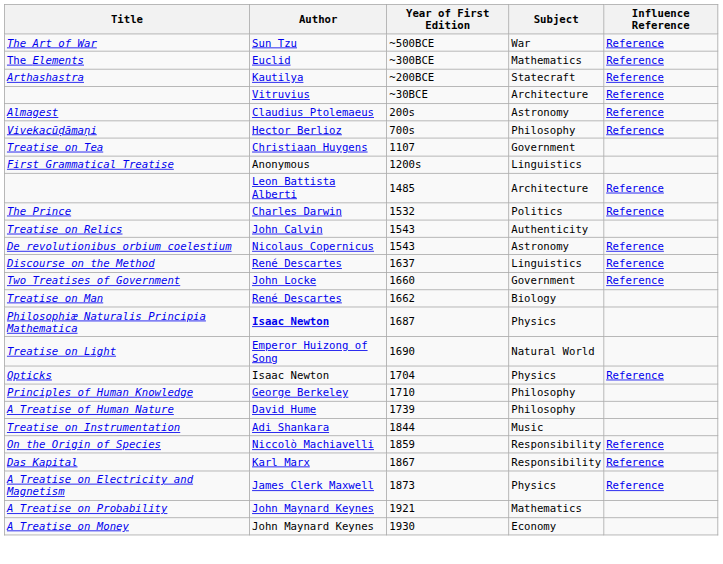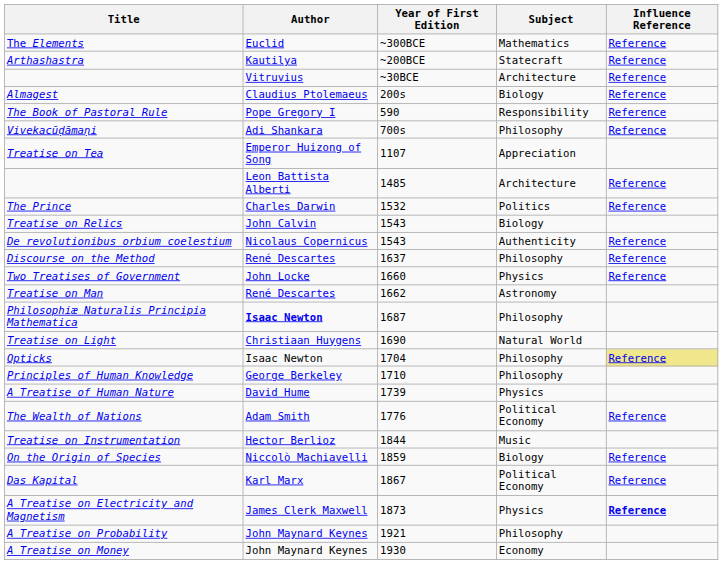- row: (52, 43)
(540, 112) Astronomy -> (521, 95) Biology
+ row: (87, 112)
(297, 130) Hector Berlioz -> (284, 130) Adi Shankara
(310, 147) Christiaan Huygens -> (303, 153) Emperor Huizong of Song
(543, 147) Government -> (537, 153) Appreciation
- row: (90, 164)
(550, 229) Authenticity -> (521, 224) Biology
(540, 246) Astronomy -> (537, 241) Authenticity
(547, 264) Linguistics -> (531, 258) Philosophy
(543, 281) Government -> (521, 276) Physics
(534, 298) Biology -> (528, 293) Astronomy
(534, 322) Physics -> (531, 317) Philosophy
(310, 352) Emperor Huizong of Song -> (303, 340) Christiaan Huygens
(534, 375) Physics -> (531, 358) Philosophy
(635, 375) no background -> (637, 358) khaki background
(543, 410) Philosophy -> (521, 392) Physics
+ row: (74, 416)
(291, 427) Adi Shankara -> (291, 439) Hector Berlioz
(556, 445) Responsibility -> (521, 457) Biology
(556, 462) Responsibility -> (528, 480) Political Economy
(635, 485) normal -> (637, 510) bold
(547, 509) Mathematics -> (531, 534) Philosophy
